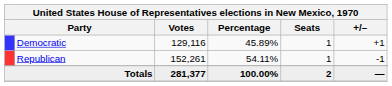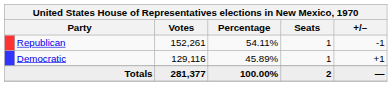rows swapped: (41, 58) <-> (41, 43)
